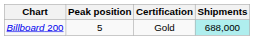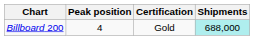(100, 27) 5 -> (100, 27) 4
